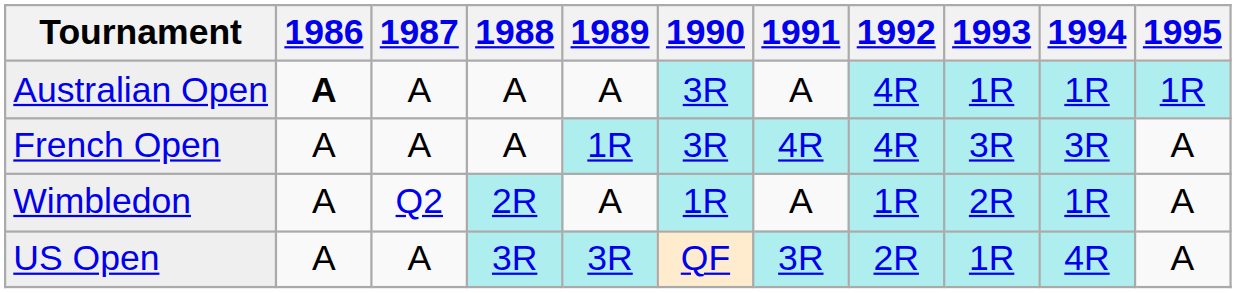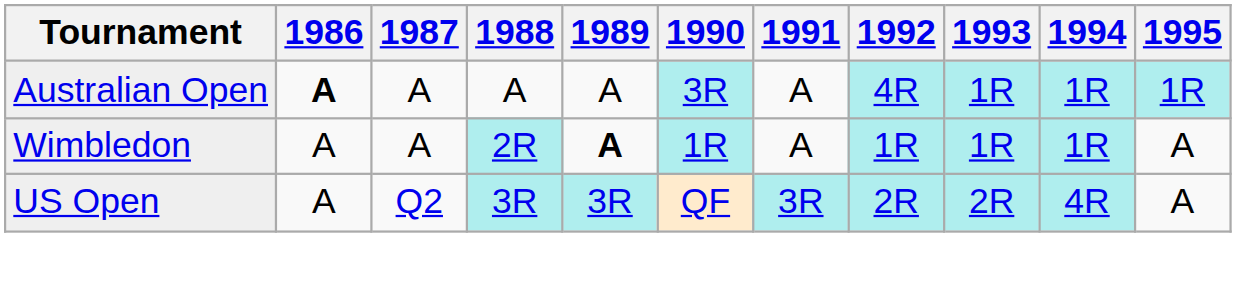- row: (117, 145)
(419, 201) Q2 -> (419, 145) A
(610, 201) normal -> (610, 145) bold
(992, 201) 2R -> (992, 145) 1R
(419, 257) A -> (419, 201) Q2
(992, 257) 1R -> (992, 201) 2R
